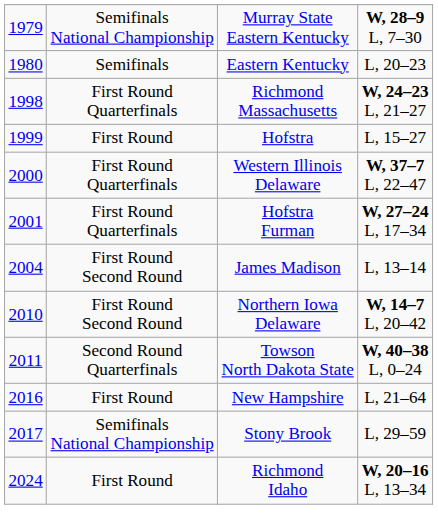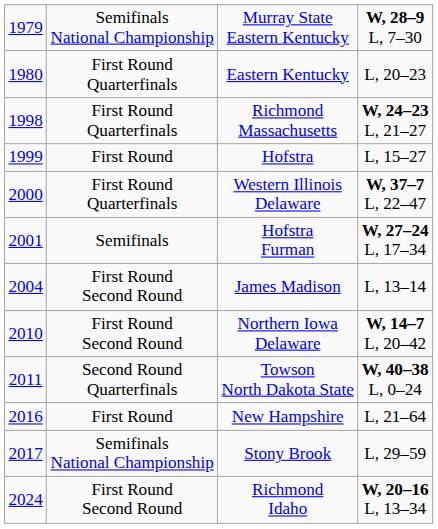(132, 64) Semifinals -> (132, 74) First Round Quarterfinals
(132, 221) First Round Quarterfinals -> (132, 240) Semifinals
(132, 480) First Round -> (132, 499) First Round Second Round
